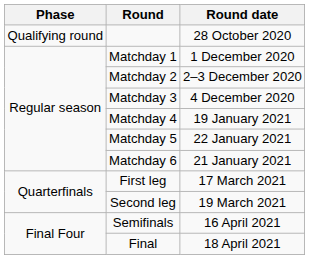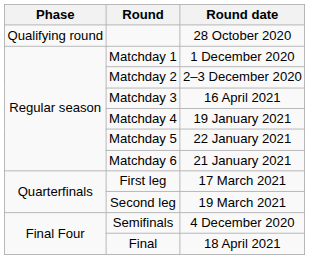(242, 98) 4 December 2020 -> (242, 98) 16 April 2021
(242, 222) 16 April 2021 -> (242, 222) 4 December 2020
